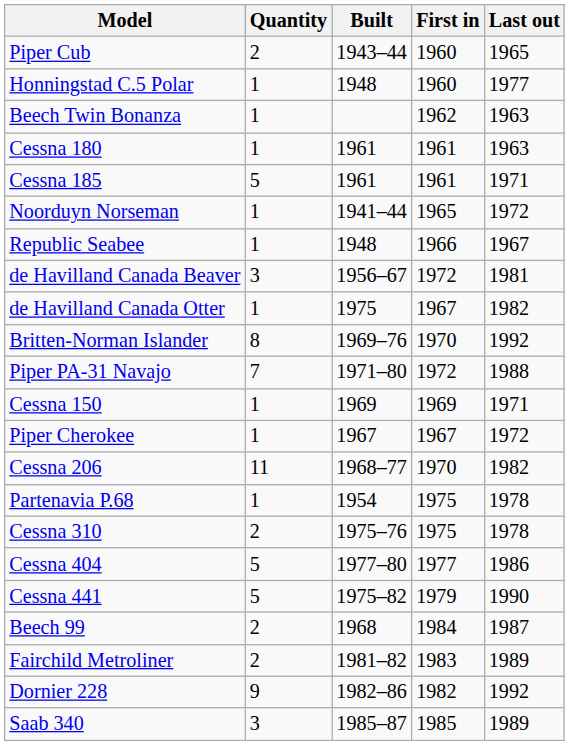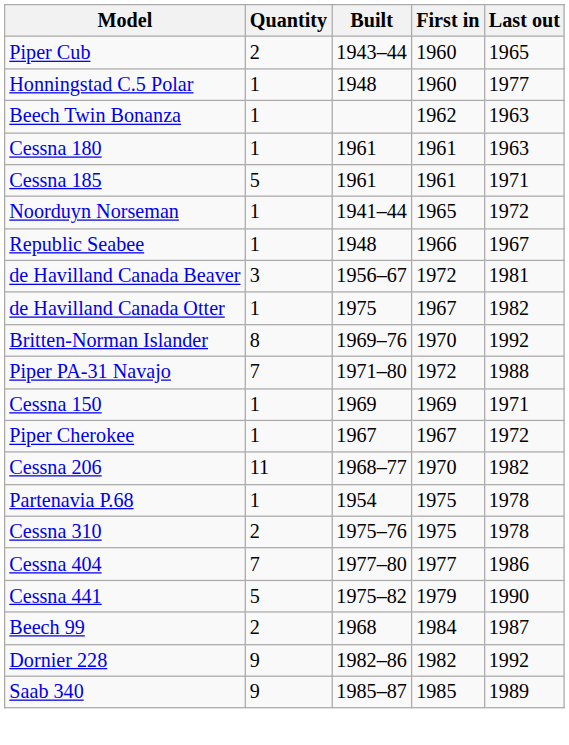(255, 564) 5 -> (255, 564) 7
- row: (91, 659)
(255, 723) 3 -> (255, 691) 9
